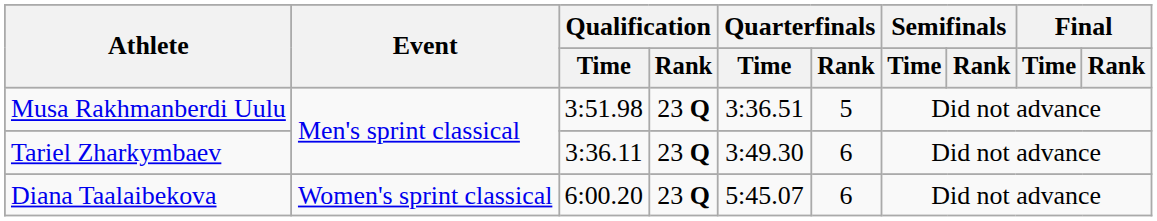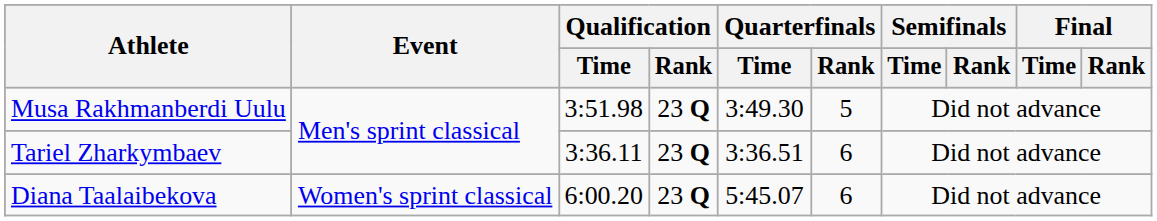(764, 109) 3:36.51 -> (764, 109) 3:49.30
(764, 152) 3:49.30 -> (764, 152) 3:36.51
